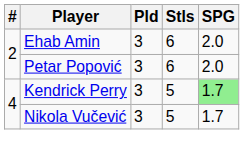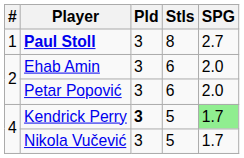+ row: (60, 41)
(138, 91) normal -> (138, 116) bold
